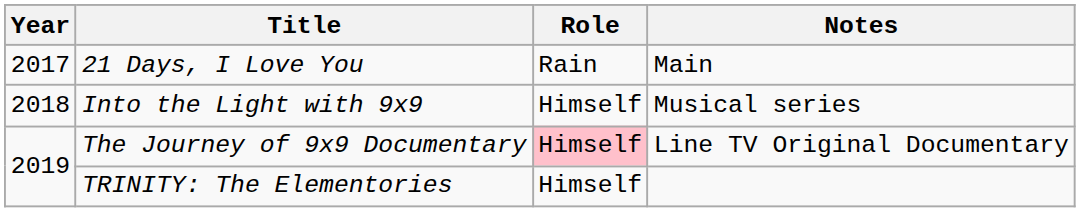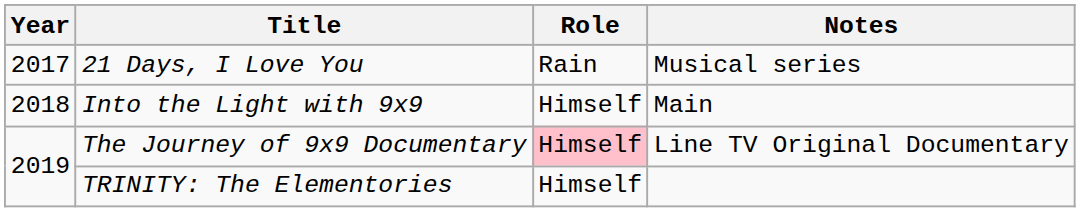(684, 65) Main -> (758, 65) Musical series
(758, 106) Musical series -> (684, 106) Main
